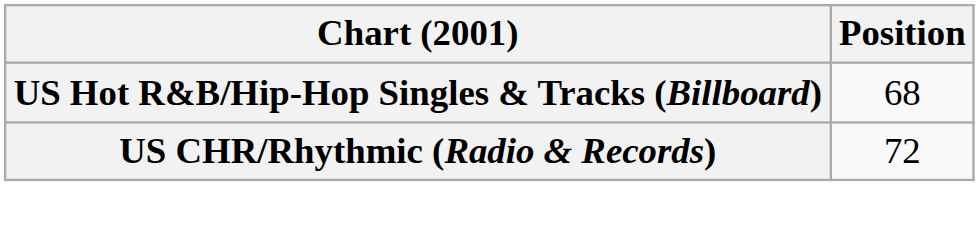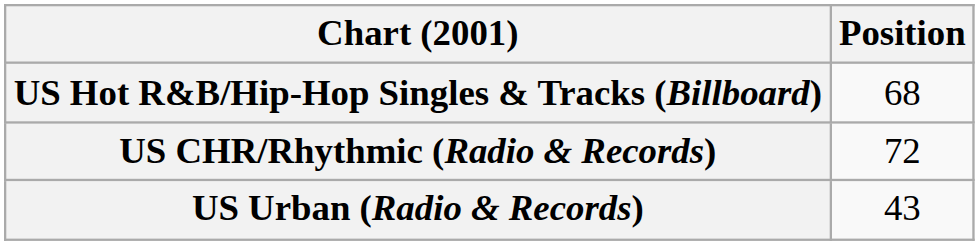+ row: (418, 208)
